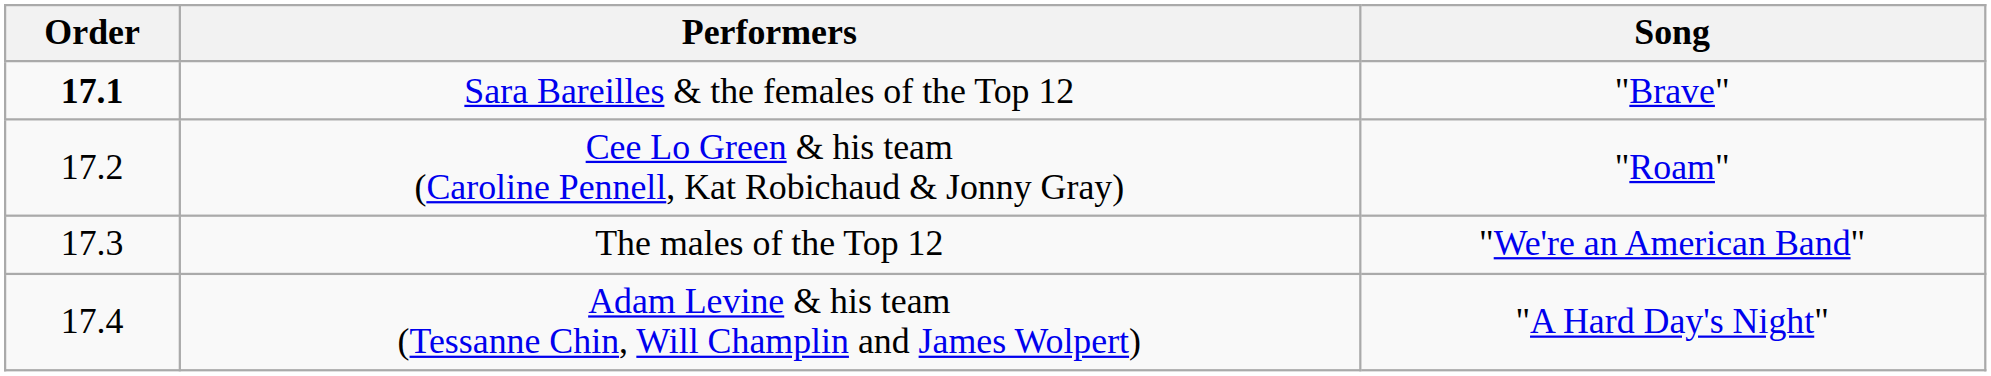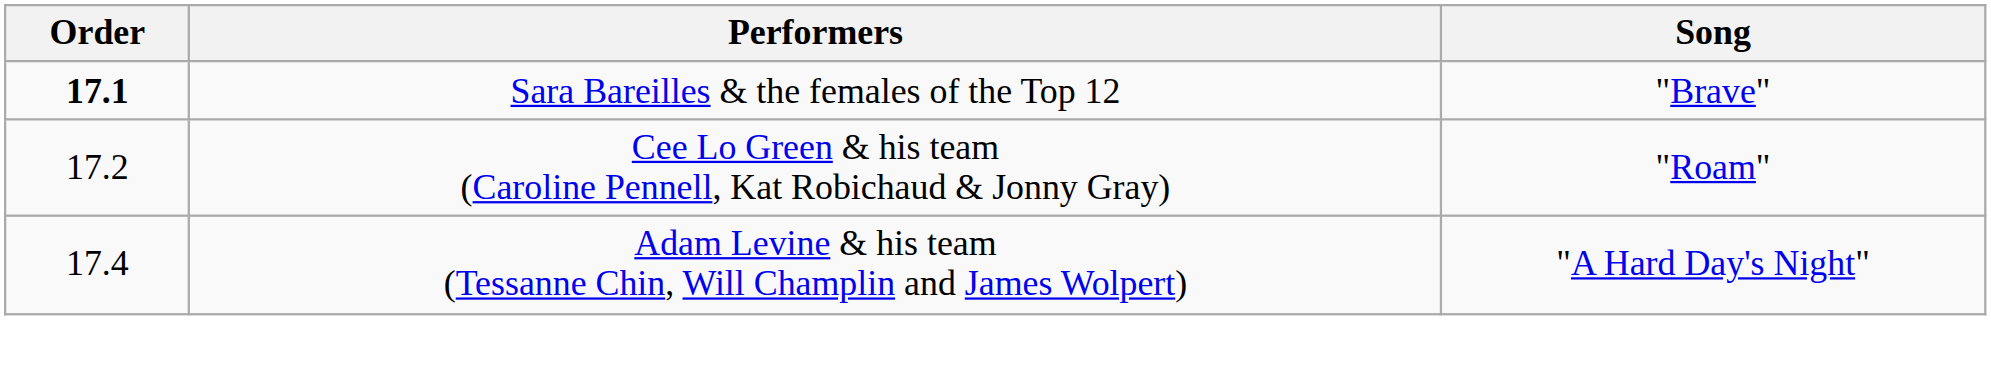- row: (769, 243)
